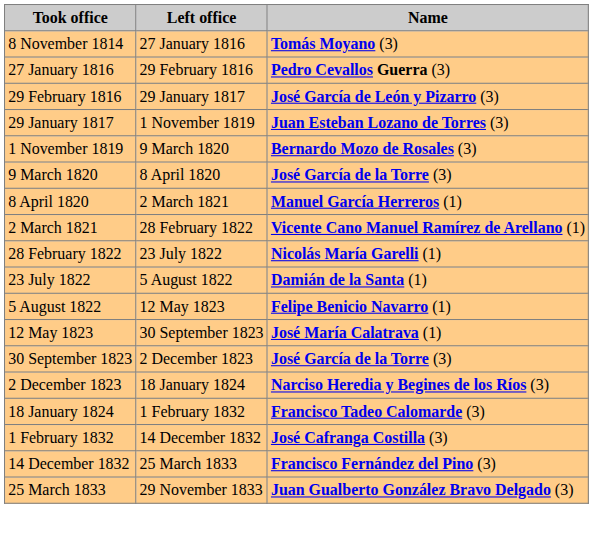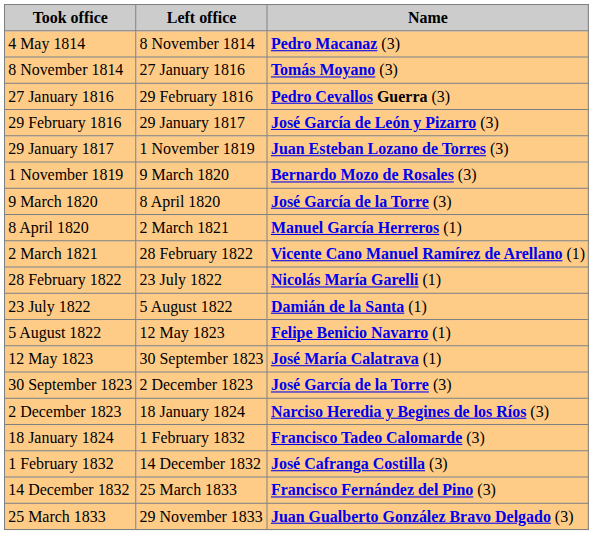+ row: (47, 43)
